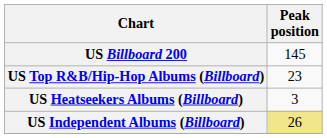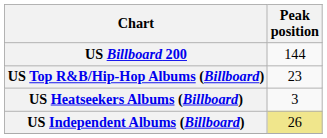(295, 54) 145 -> (295, 54) 144
